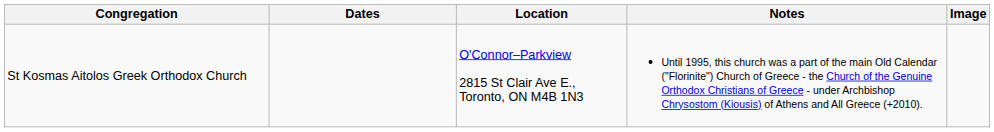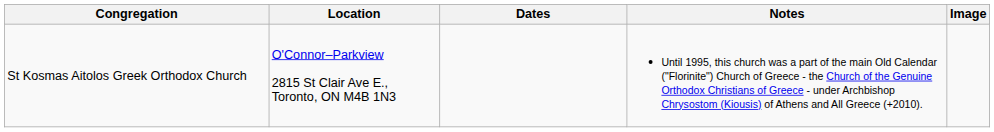columns swapped: (542, 14) <-> (363, 14)
